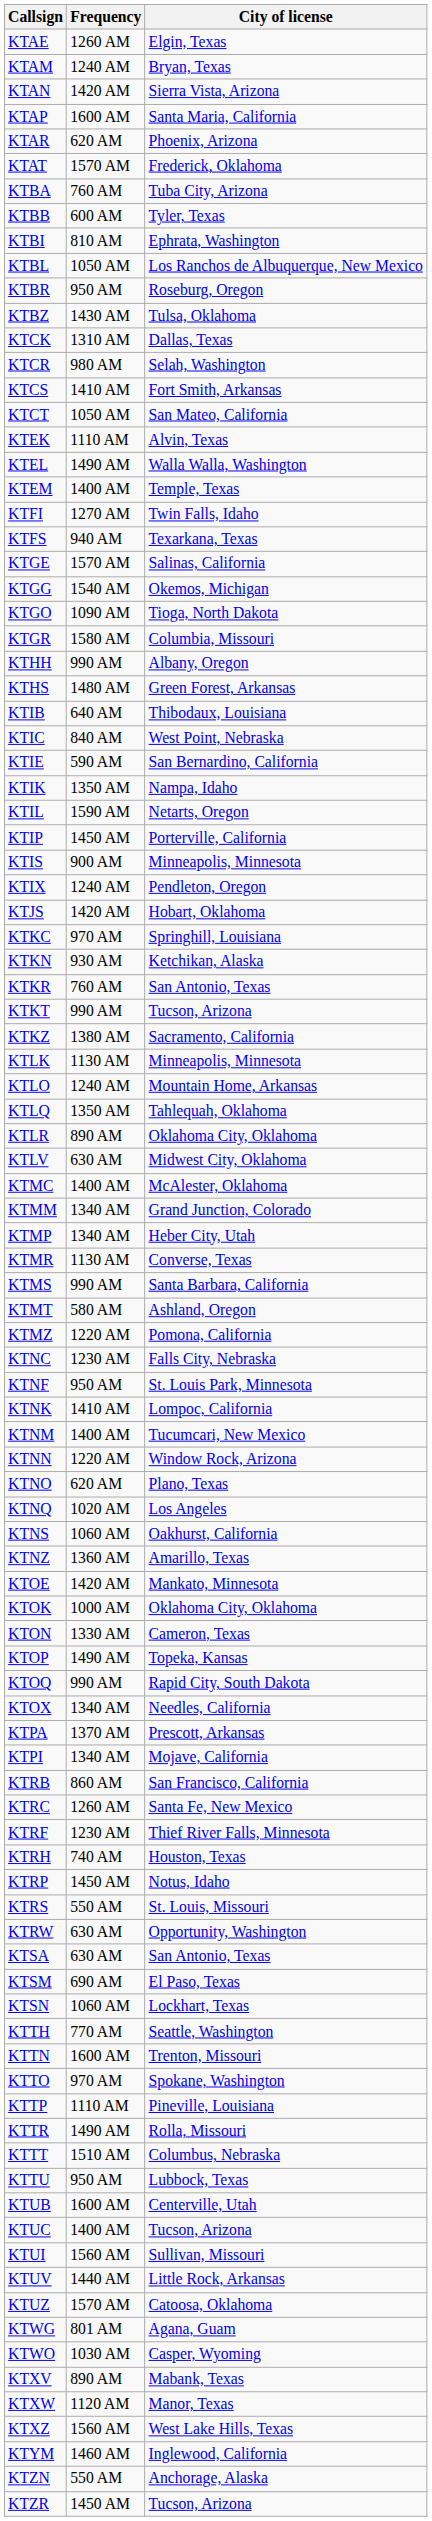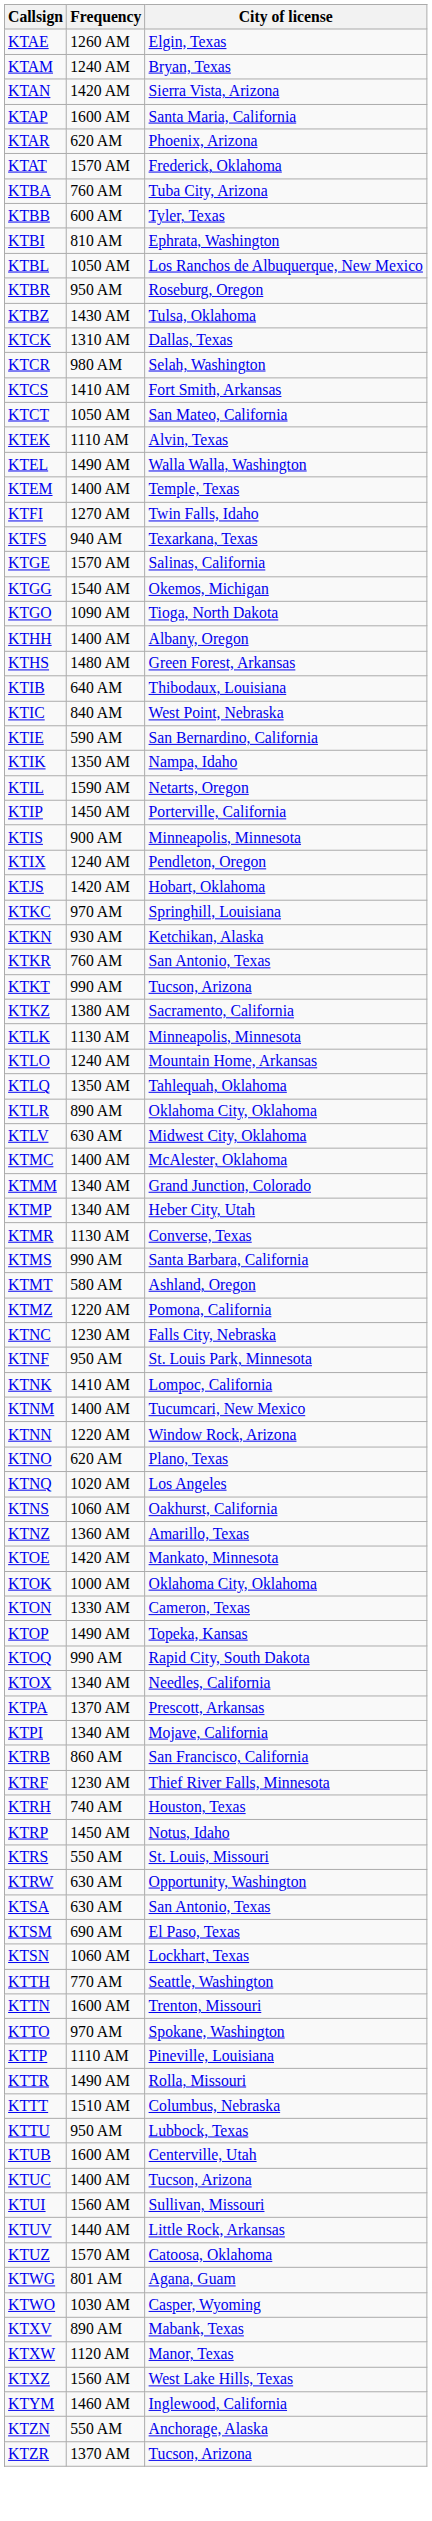- row: (29, 638)
(96, 663) 990 AM -> (100, 638) 1400 AM
- row: (29, 1807)
(100, 2503) 1450 AM -> (100, 2453) 1370 AM
